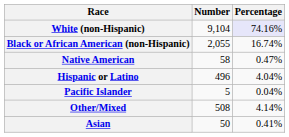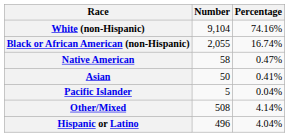(267, 28) lavender background -> (267, 28) no background
rows swapped: (98, 124) <-> (98, 76)
